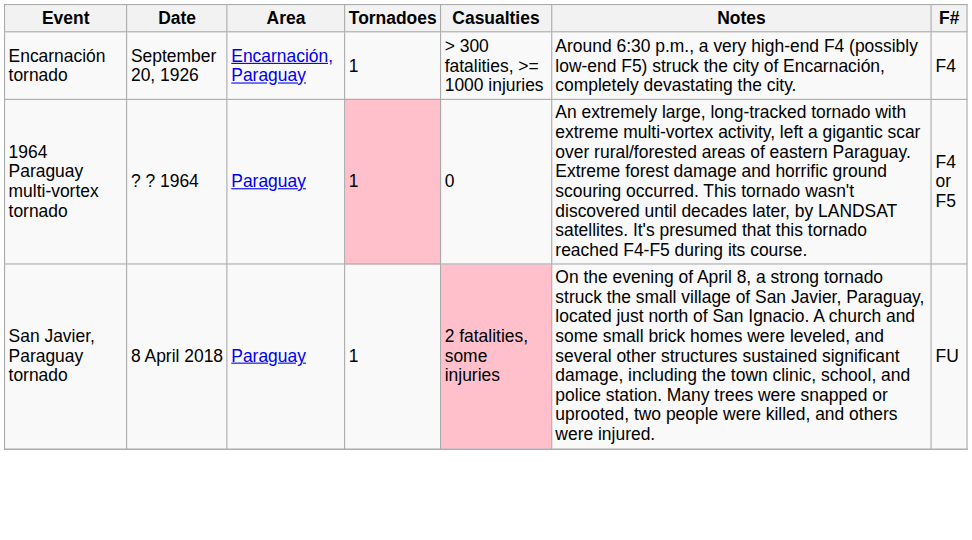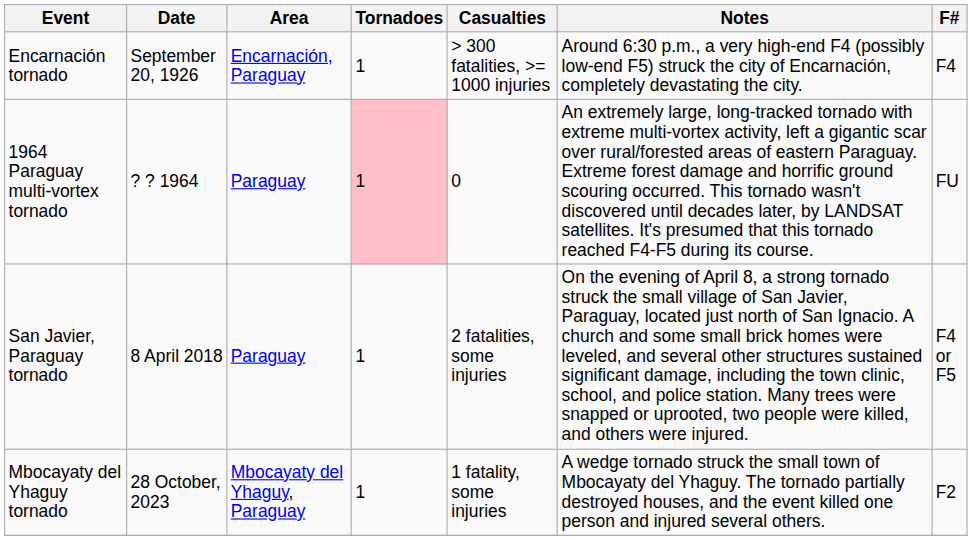(946, 181) F4 or F5 -> (947, 181) FU
(486, 356) pink background -> (493, 356) no background
(947, 356) FU -> (946, 356) F4 or F5
+ row: (65, 491)
